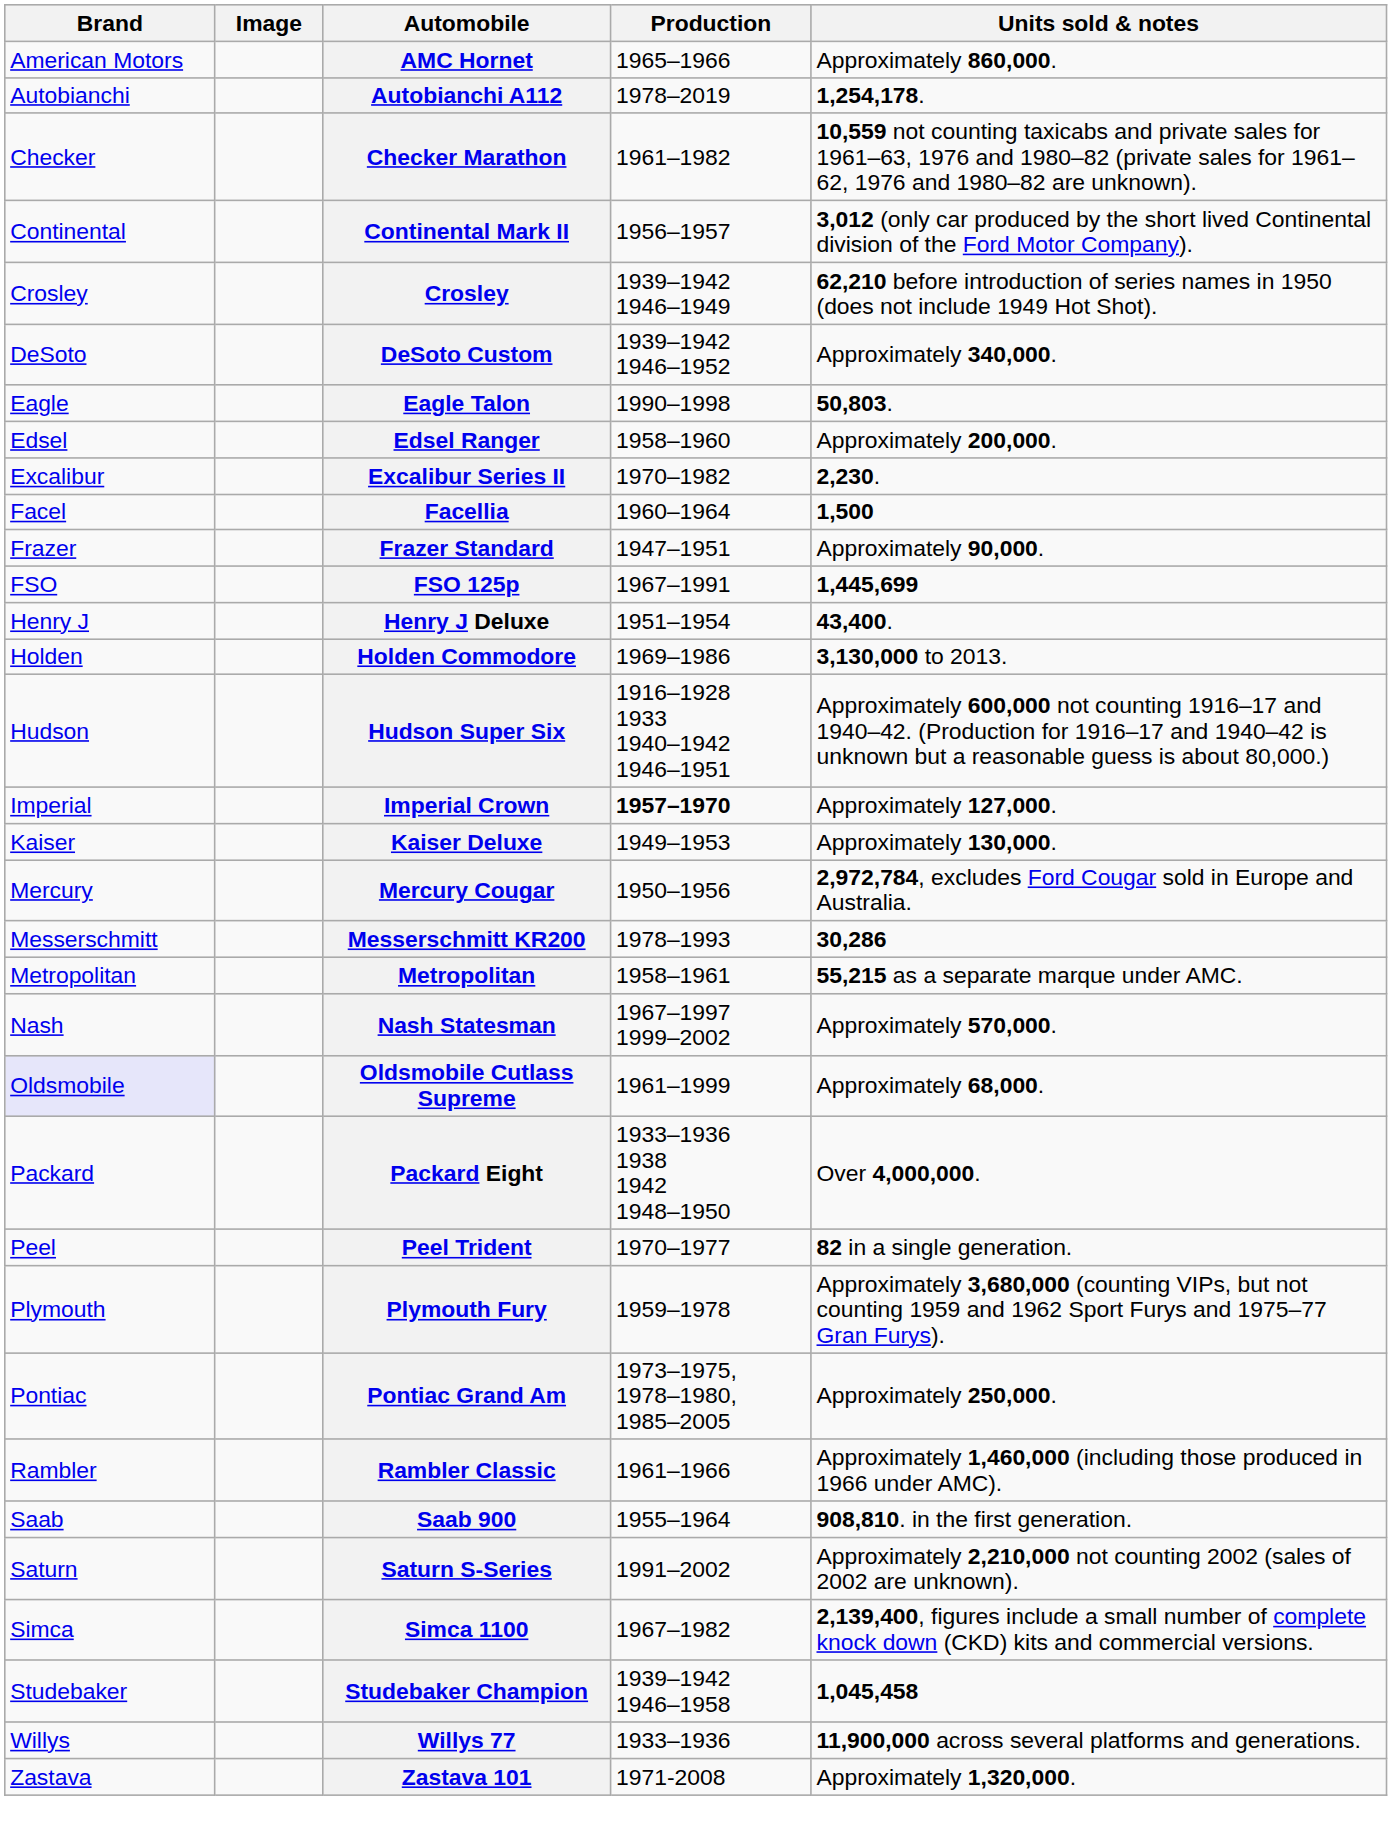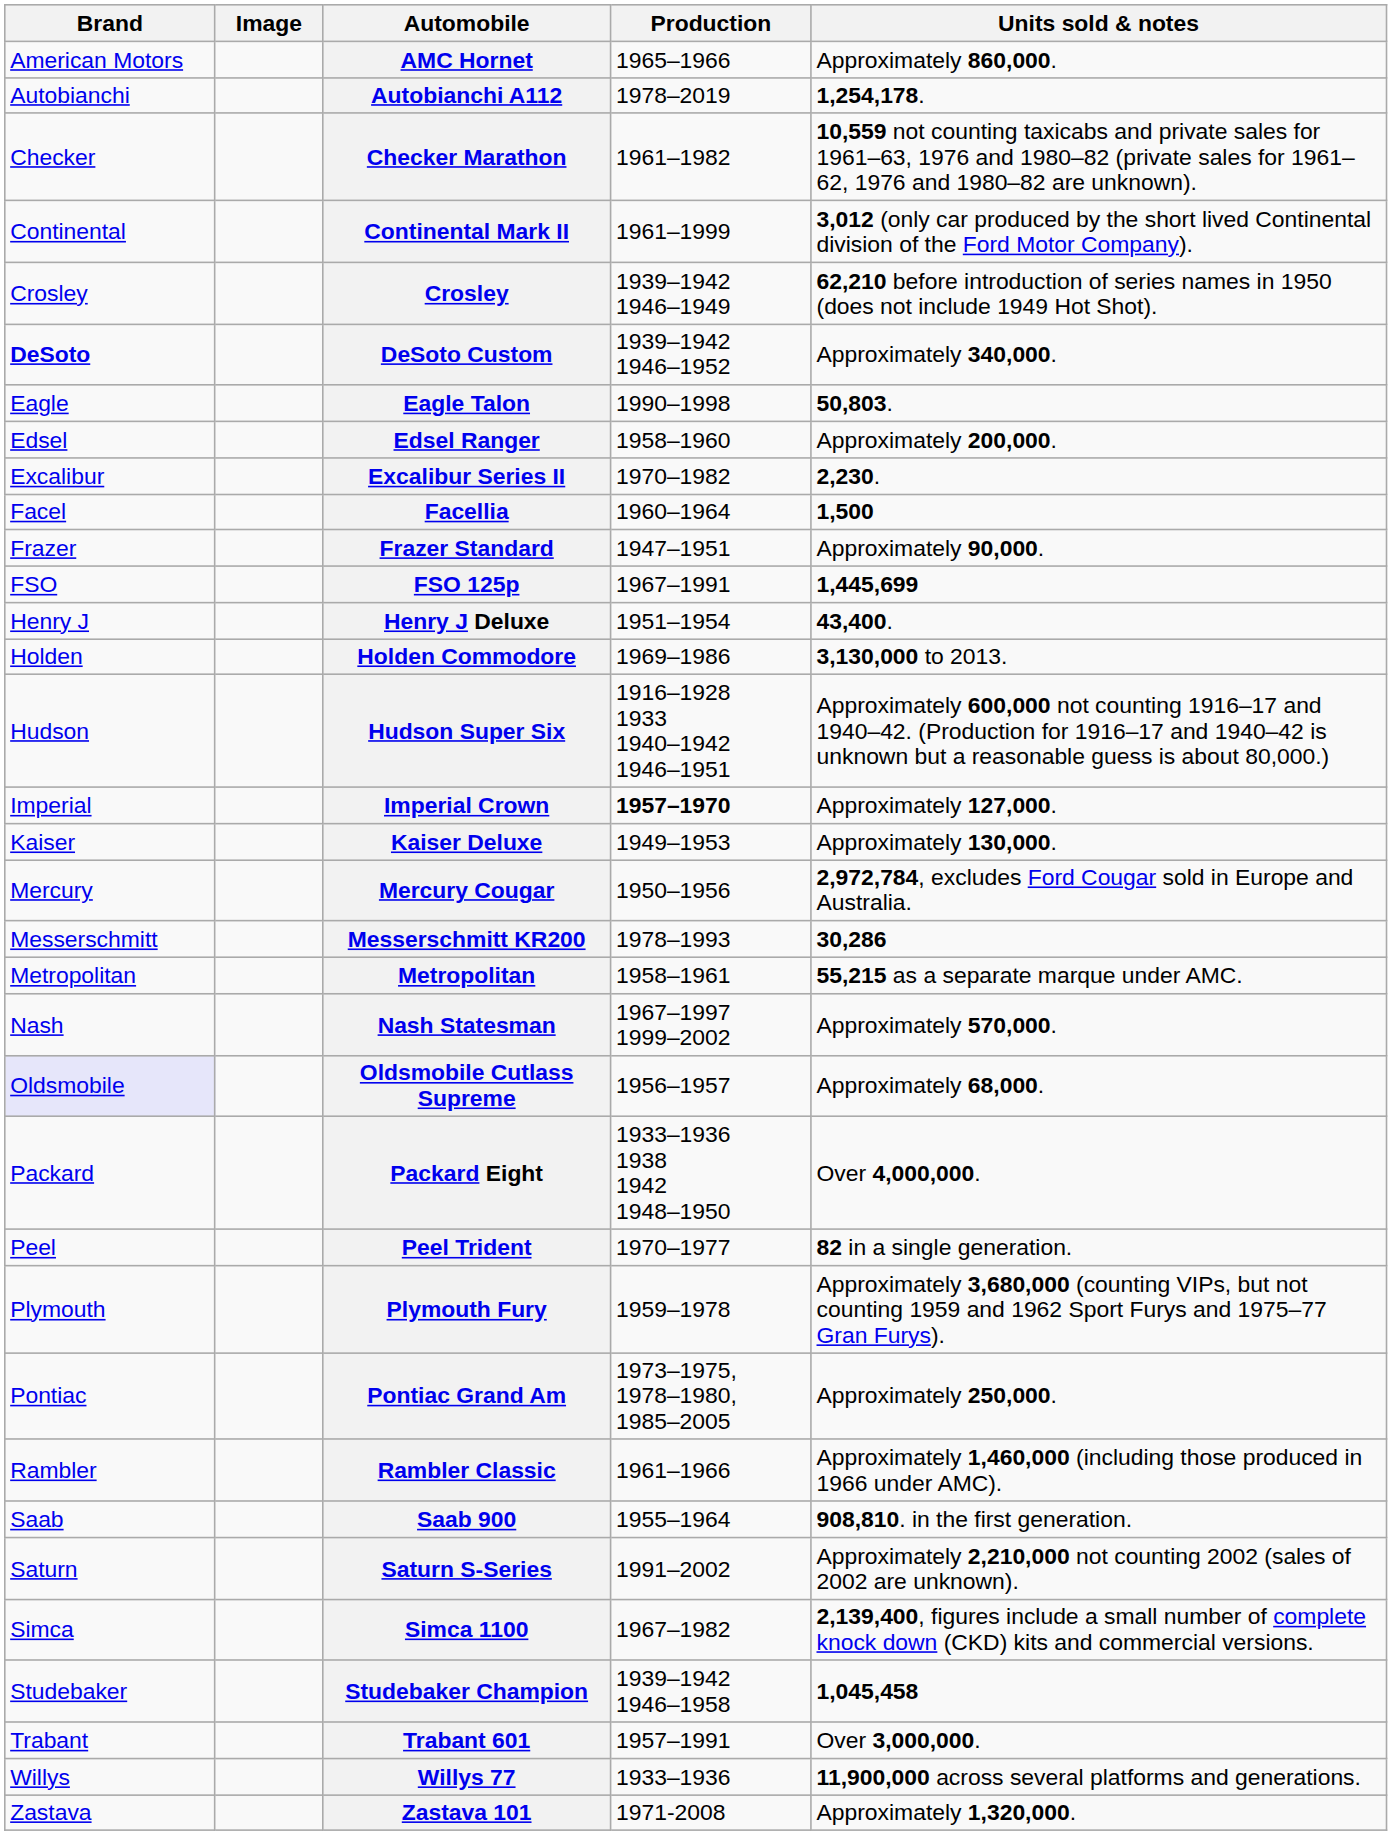(673, 232) 1956–1957 -> (673, 232) 1961–1999
(48, 355) normal -> (50, 355) bold
(673, 1086) 1961–1999 -> (673, 1086) 1956–1957
+ row: (467, 1740)
